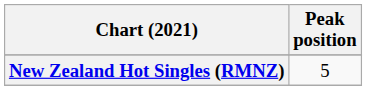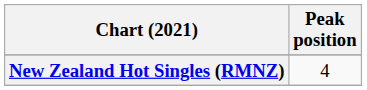(325, 70) 5 -> (325, 70) 4
